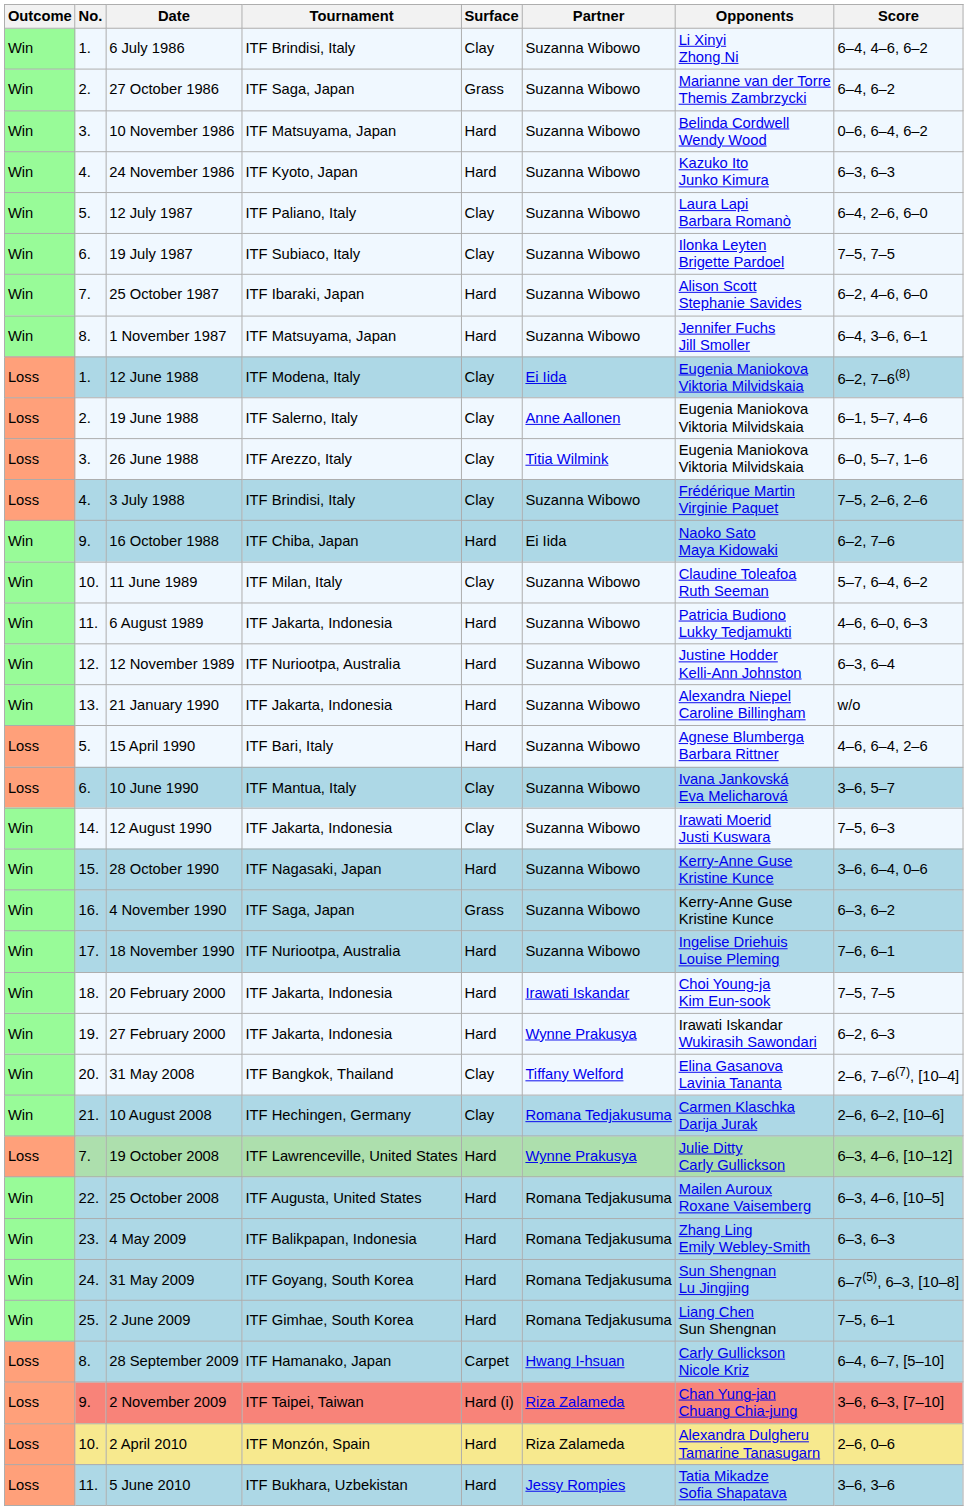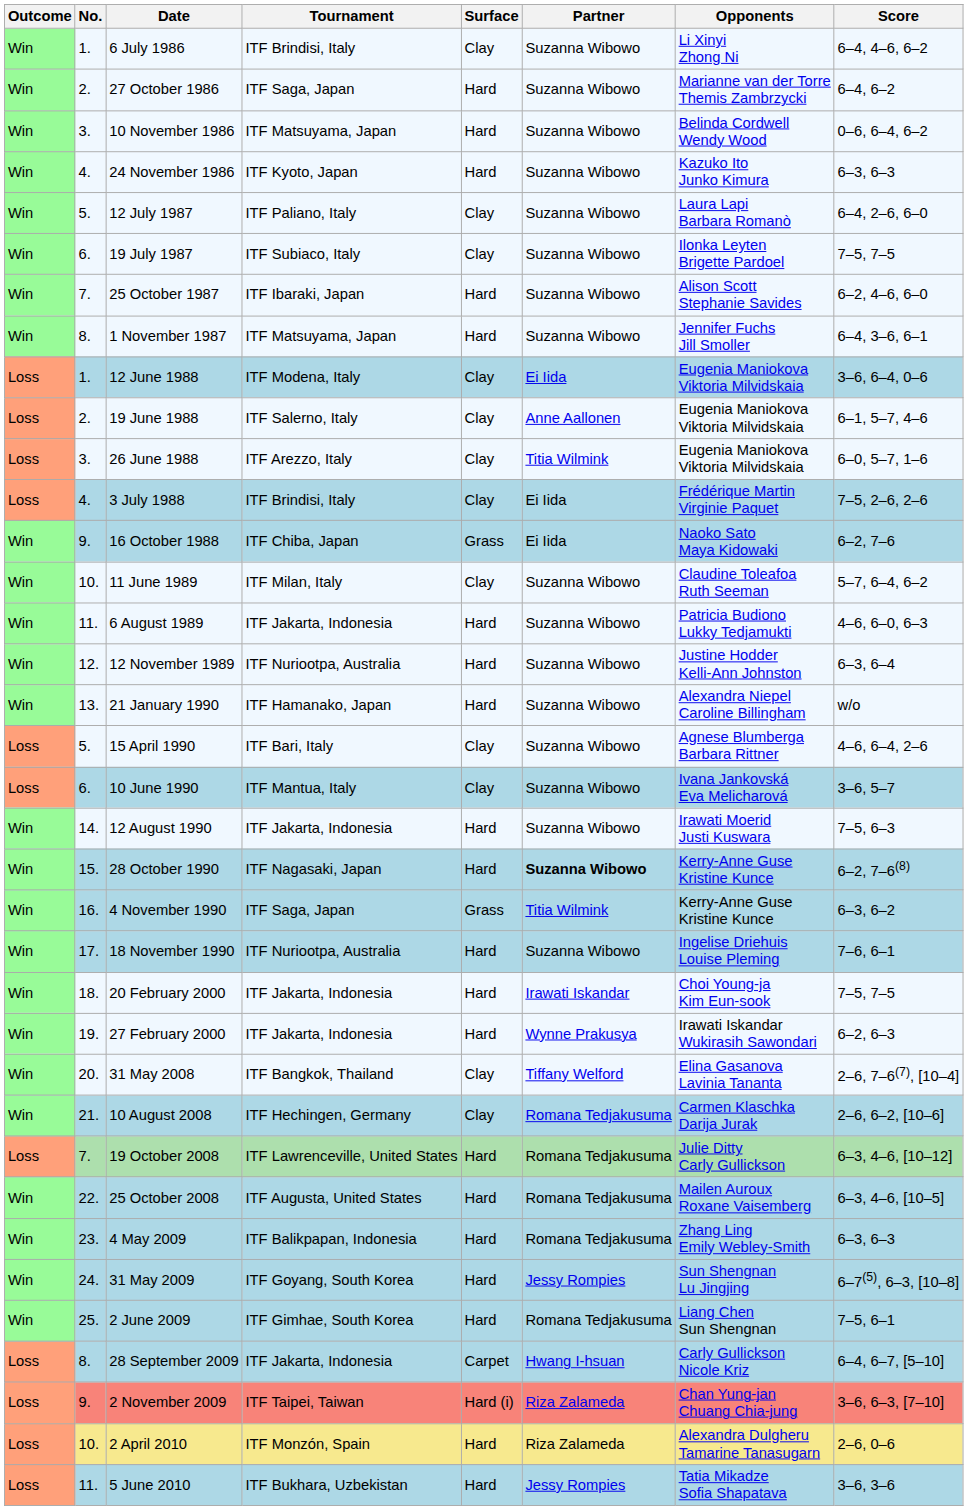(484, 89) Grass -> (480, 89) Hard
(874, 376) 6–2, 7–6(8) -> (883, 376) 3–6, 6–4, 0–6
(583, 499) Suzanna Wibowo -> (546, 499) Ei Iida
(480, 540) Hard -> (484, 540) Grass
(319, 704) ITF Jakarta, Indonesia -> (318, 704) ITF Hamanako, Japan
(480, 745) Hard -> (479, 745) Clay
(479, 827) Clay -> (480, 827) Hard
(583, 869) normal -> (586, 869) bold
(883, 869) 3–6, 6–4, 0–6 -> (874, 869) 6–2, 7–6(8)
(583, 910) Suzanna Wibowo -> (567, 910) Titia Wilmink
(581, 1156) Wynne Prakusya -> (599, 1156) Romana Tedjakusuma
(599, 1279) Romana Tedjakusuma -> (575, 1279) Jessy Rompies
(318, 1361) ITF Hamanako, Japan -> (319, 1361) ITF Jakarta, Indonesia
